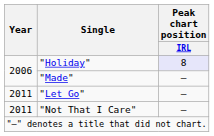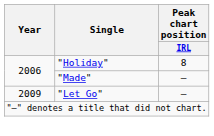(184, 63) lavender background -> (184, 63) no background
(21, 94) 2011 -> (30, 94) 2009
- row: (88, 109)
